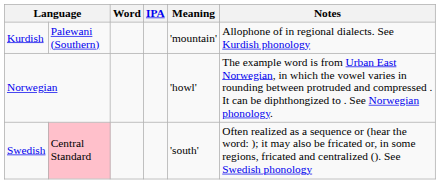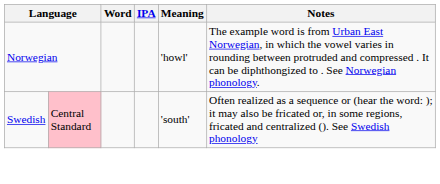- row: (25, 37)
